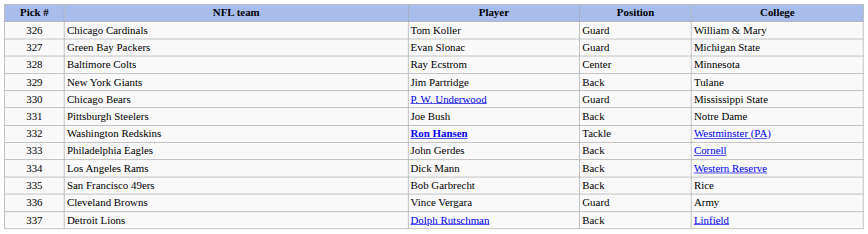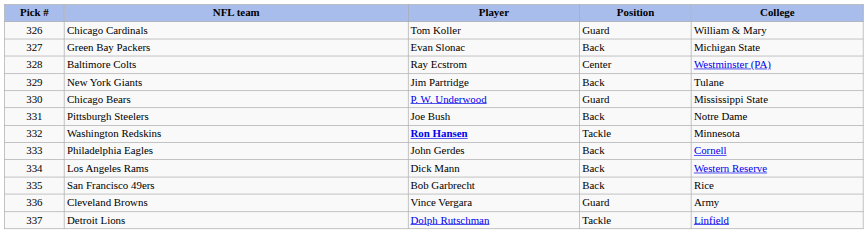(596, 47) Guard -> (593, 47) Back
(717, 64) Minnesota -> (732, 64) Westminster (PA)
(732, 133) Westminster (PA) -> (717, 133) Minnesota
(593, 220) Back -> (597, 220) Tackle
